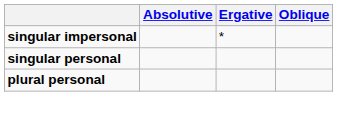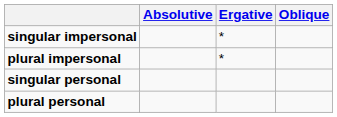+ row: (64, 58)
